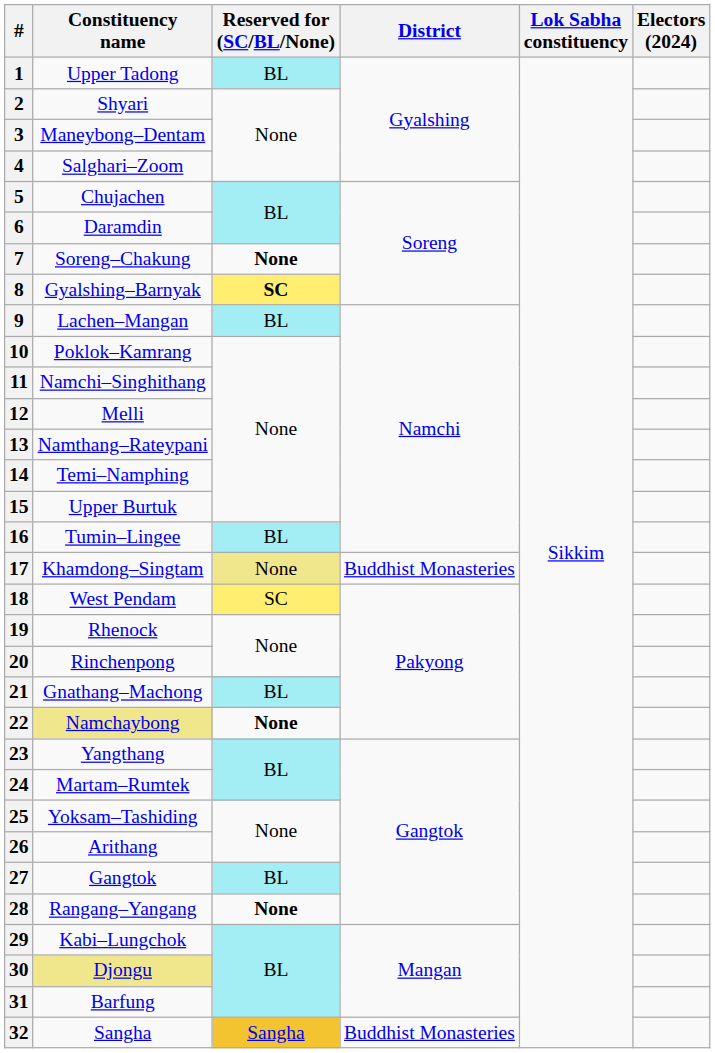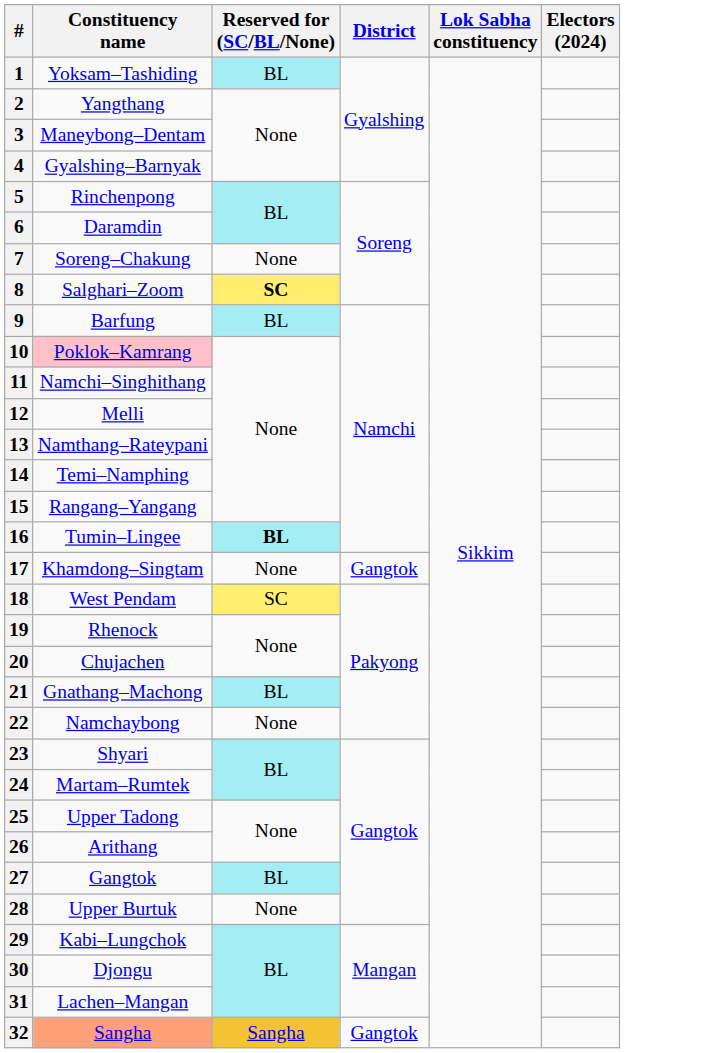(123, 72) Upper Tadong -> (123, 72) Yoksam–Tashiding
(123, 103) Shyari -> (123, 103) Yangthang
(123, 165) Salghari–Zoom -> (123, 165) Gyalshing–Barnyak
(123, 196) Chujachen -> (123, 196) Rinchenpong
(276, 258) bold -> (276, 258) normal
(123, 289) Gyalshing–Barnyak -> (123, 289) Salghari–Zoom
(123, 320) Lachen–Mangan -> (123, 320) Barfung
(123, 351) no background -> (123, 351) pink background
(123, 506) Upper Burtuk -> (123, 506) Rangang–Yangang
(276, 537) normal -> (276, 537) bold
(276, 568) khaki background -> (276, 568) no background
(429, 568) Buddhist Monasteries -> (384, 568) Gangtok
(123, 661) Rinchenpong -> (123, 661) Chujachen
(123, 723) khaki background -> (123, 723) no background
(276, 723) bold -> (276, 723) normal
(123, 753) Yangthang -> (123, 753) Shyari
(123, 815) Yoksam–Tashiding -> (123, 815) Upper Tadong
(123, 908) Rangang–Yangang -> (123, 908) Upper Burtuk
(276, 908) bold -> (276, 908) normal
(123, 970) khaki background -> (123, 970) no background
(123, 1001) Barfung -> (123, 1001) Lachen–Mangan
(123, 1032) no background -> (123, 1032) lightsalmon background
(429, 1032) Buddhist Monasteries -> (384, 1032) Gangtok
